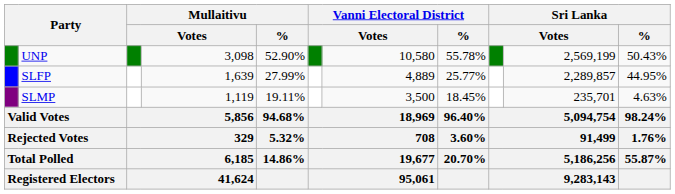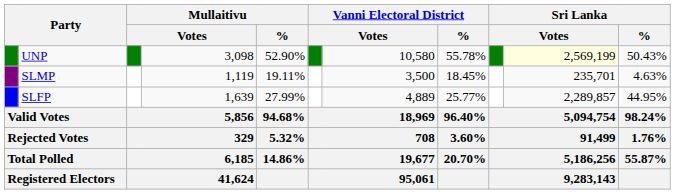(590, 55) no background -> (590, 55) lightyellow background
rows swapped: (36, 76) <-> (38, 96)
